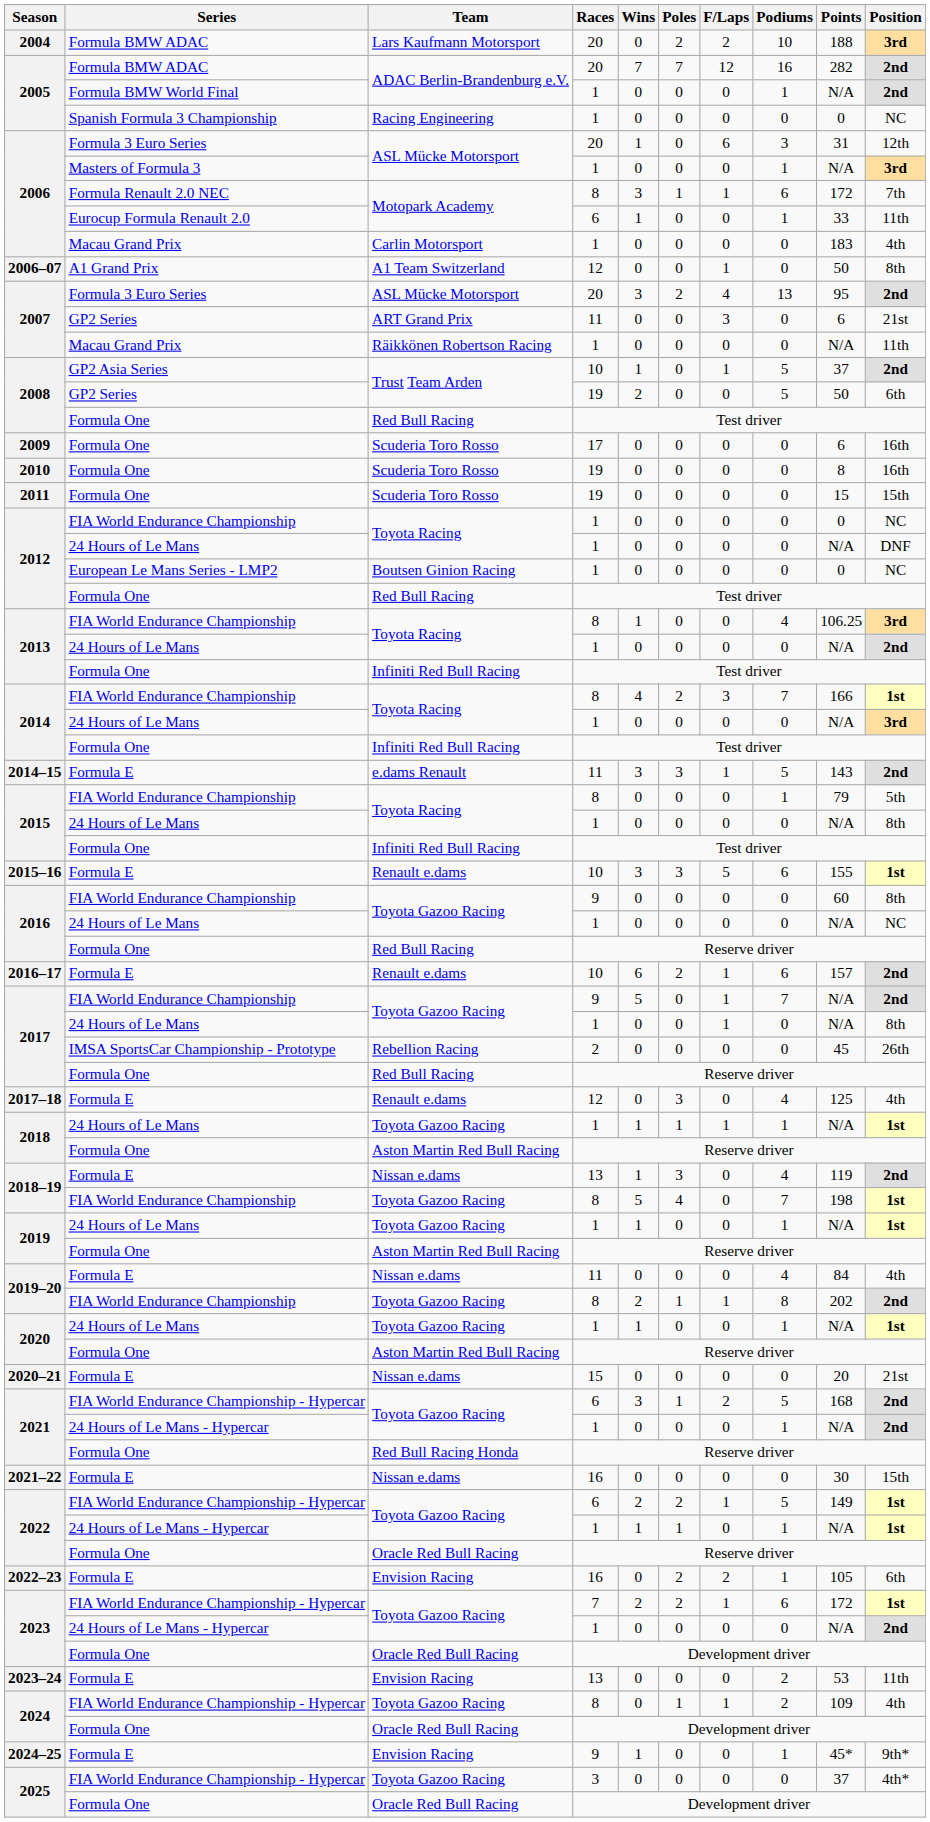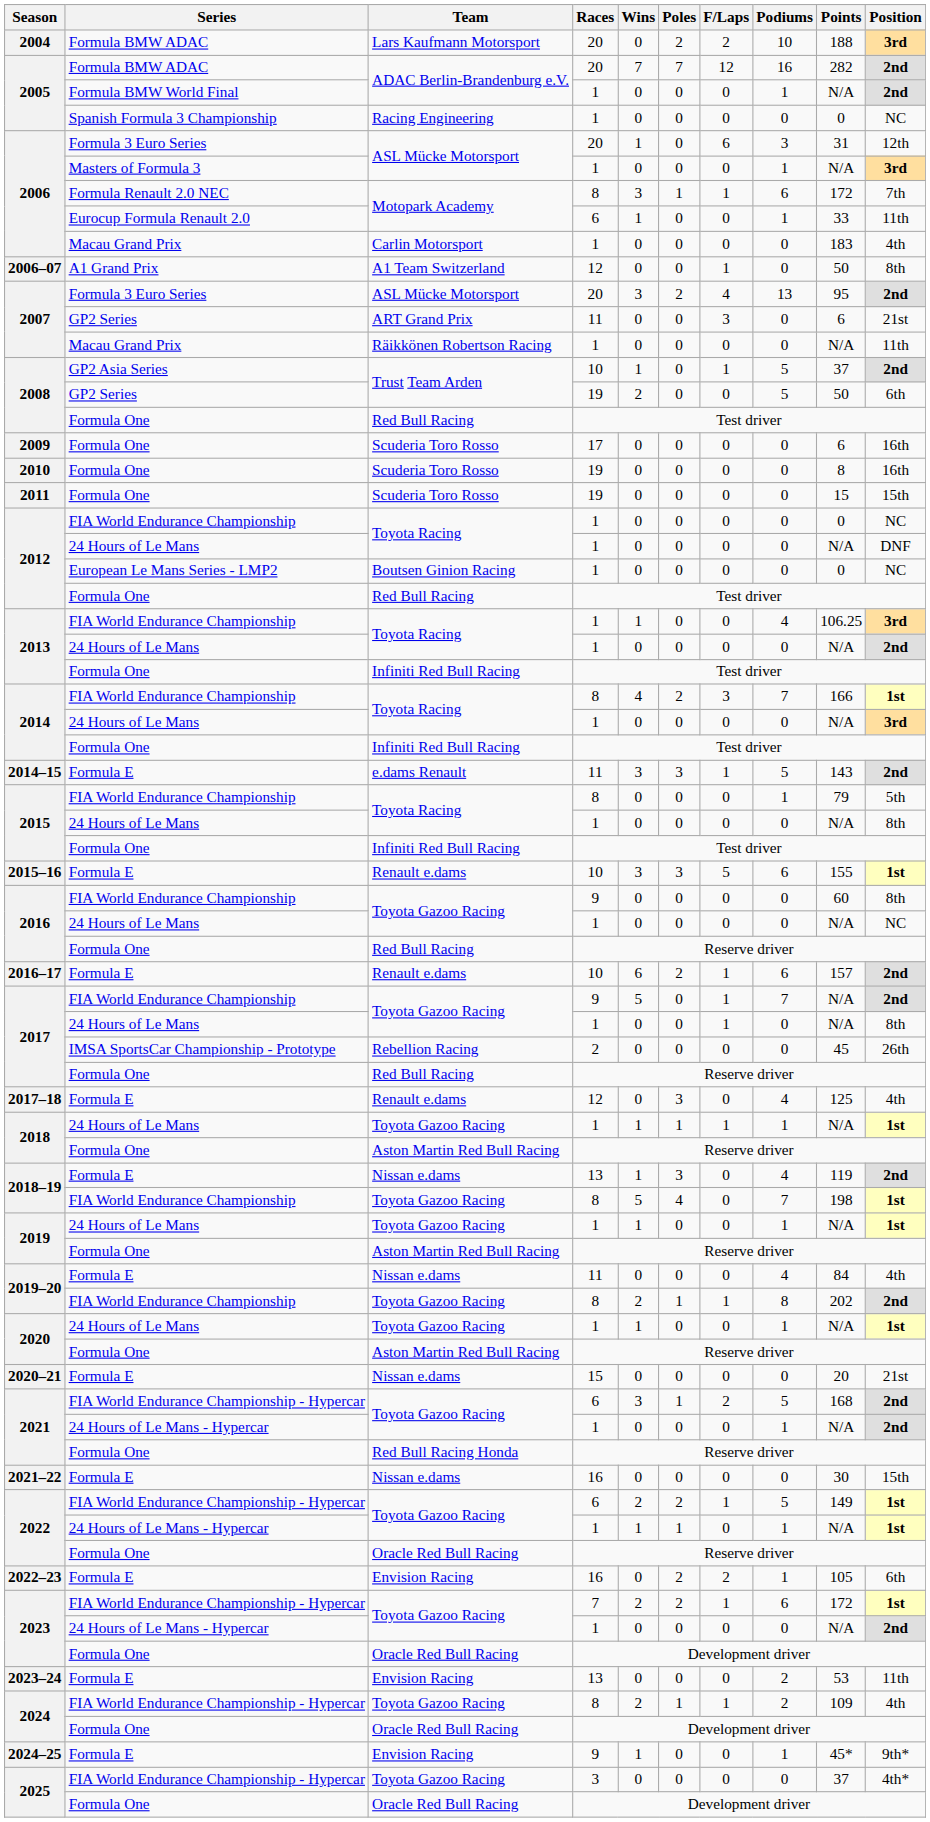(595, 621) 8 -> (595, 621) 1
(638, 1704) 0 -> (638, 1704) 2
